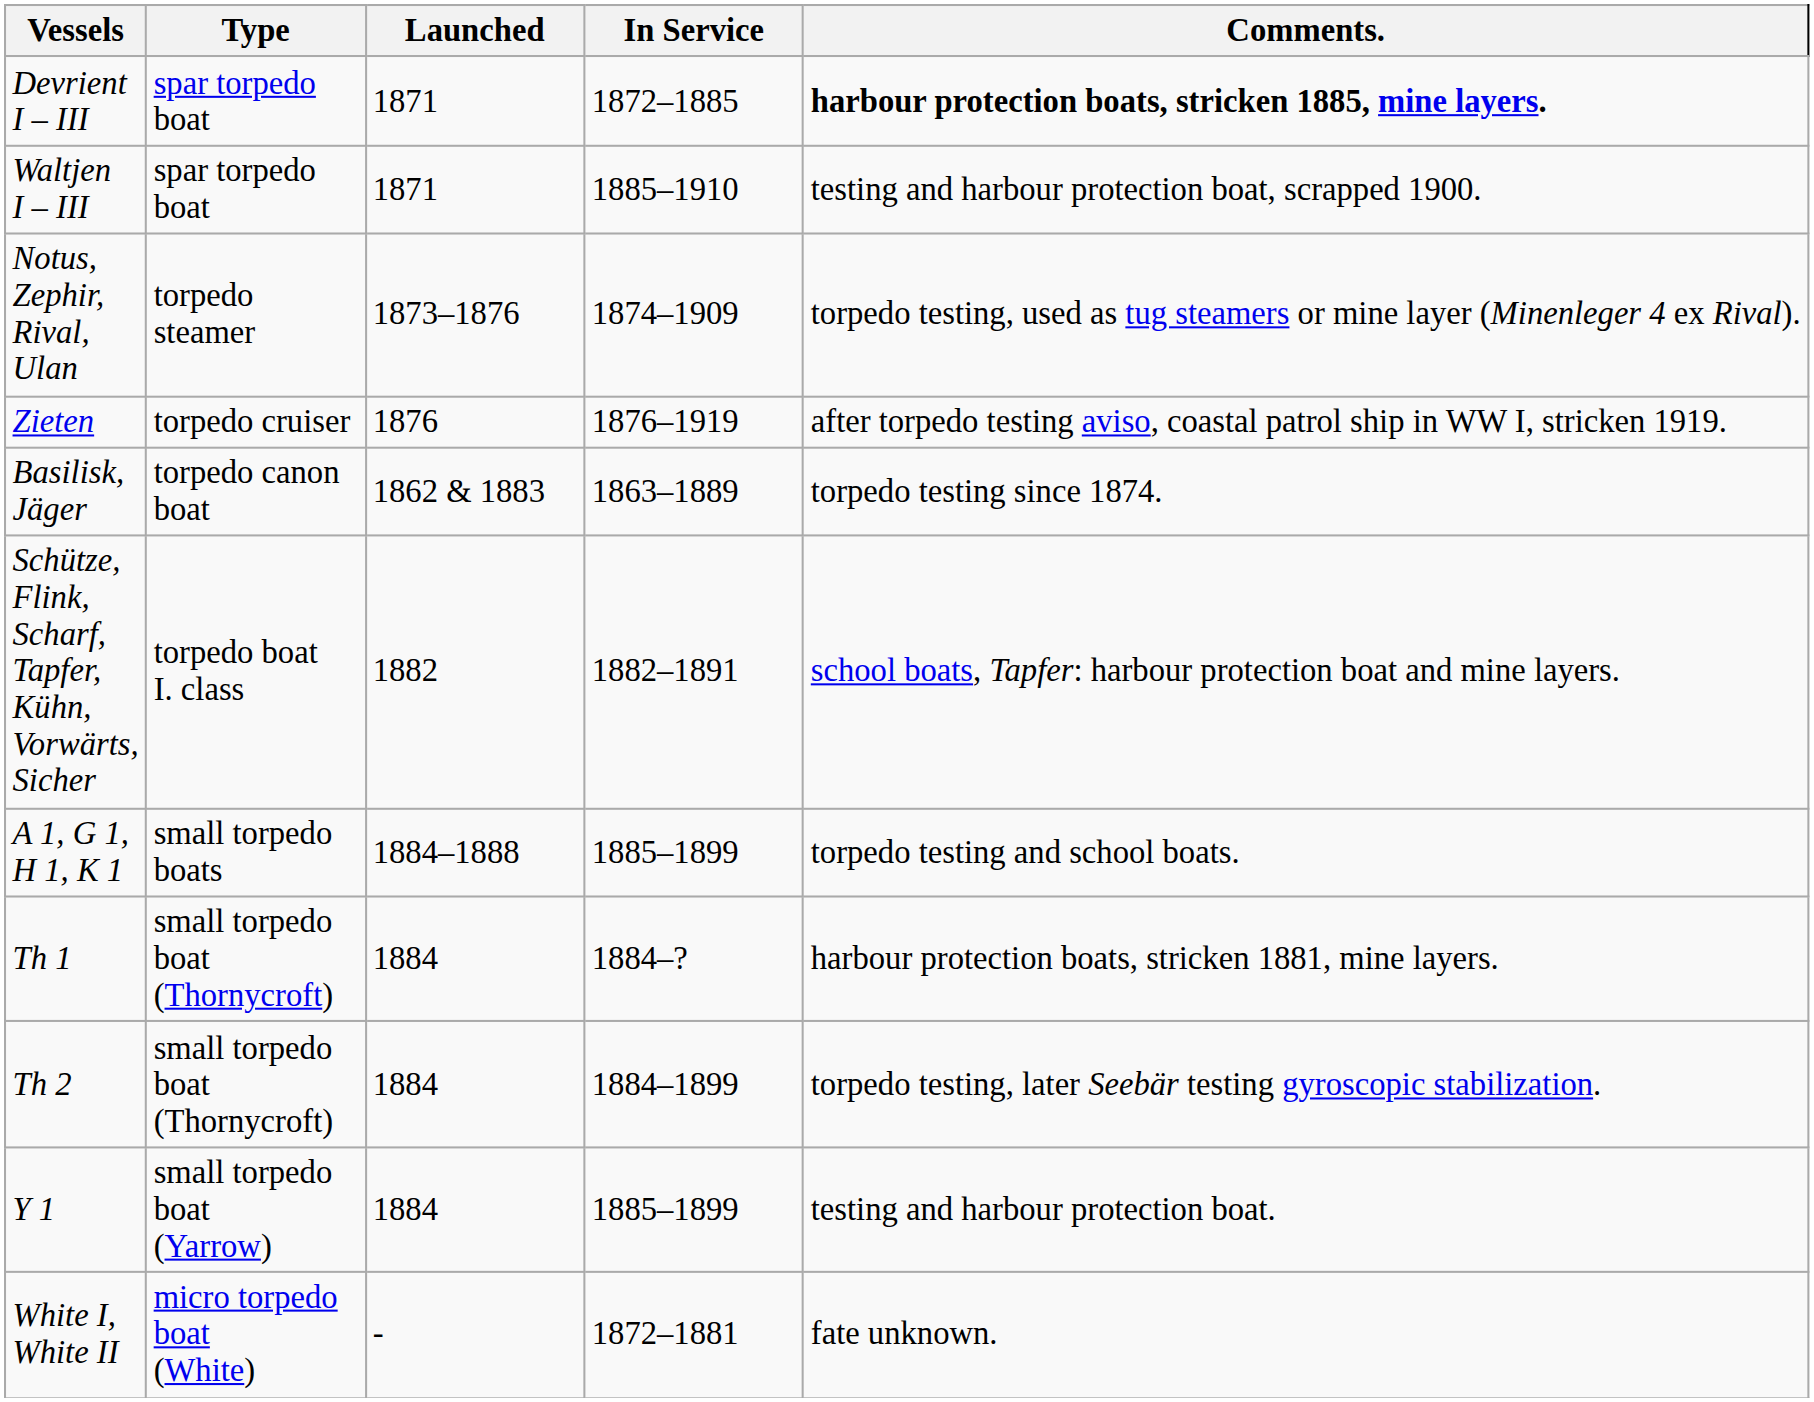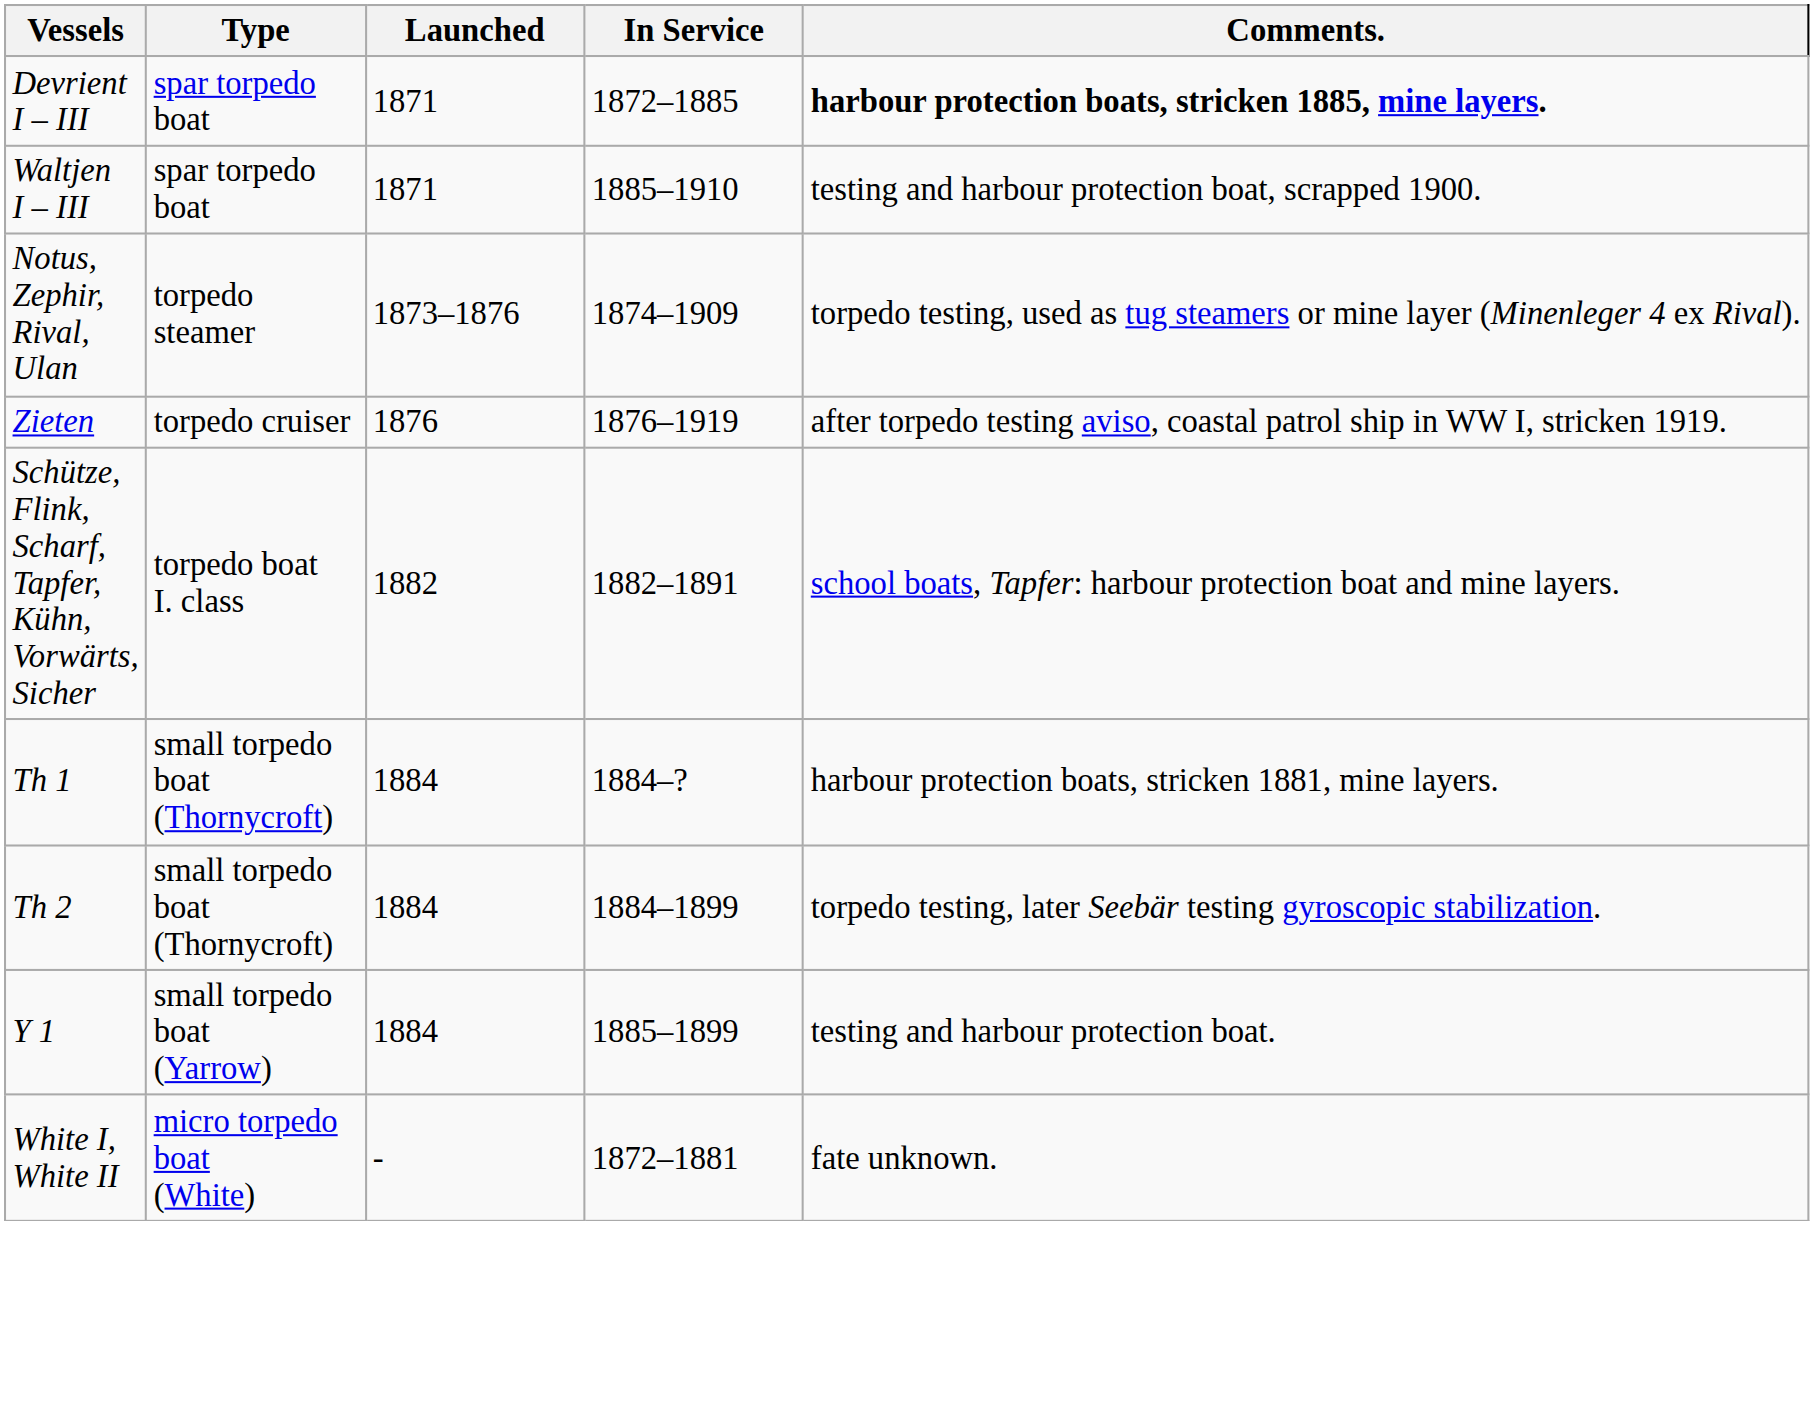- row: (68, 491)
- row: (71, 851)
